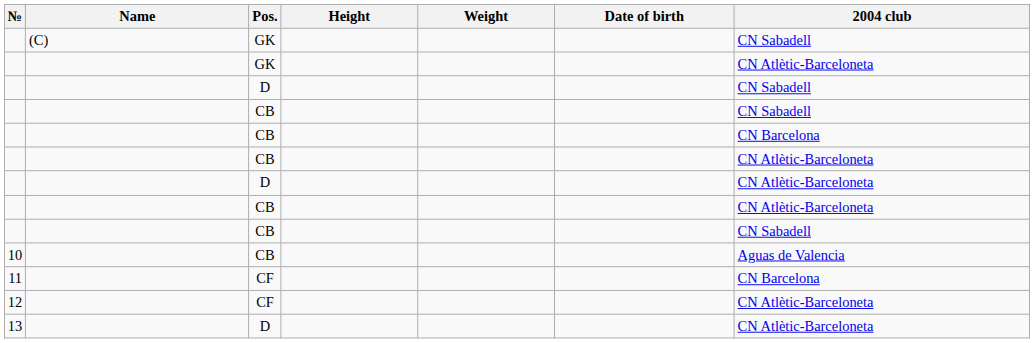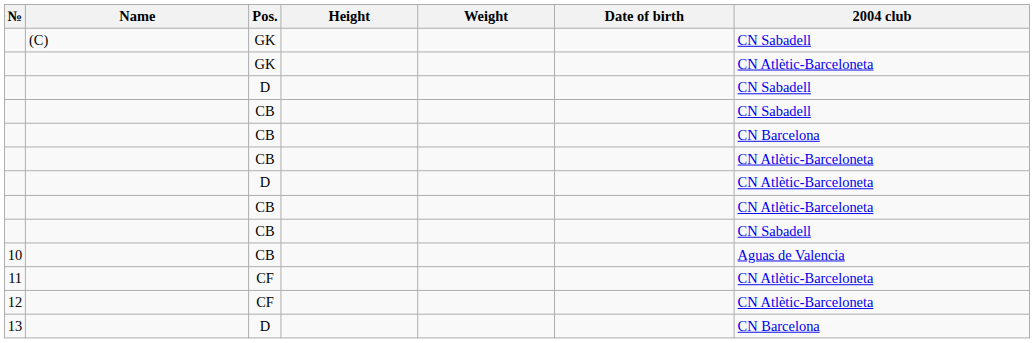(779, 278) CN Barcelona -> (806, 278) CN Atlètic-Barceloneta
(806, 326) CN Atlètic-Barceloneta -> (779, 326) CN Barcelona
